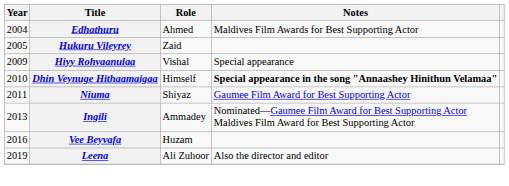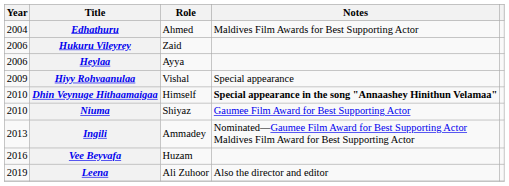(17, 45) 2005 -> (17, 45) 2006
+ row: (95, 62)
(17, 95) 2011 -> (17, 111) 2010
